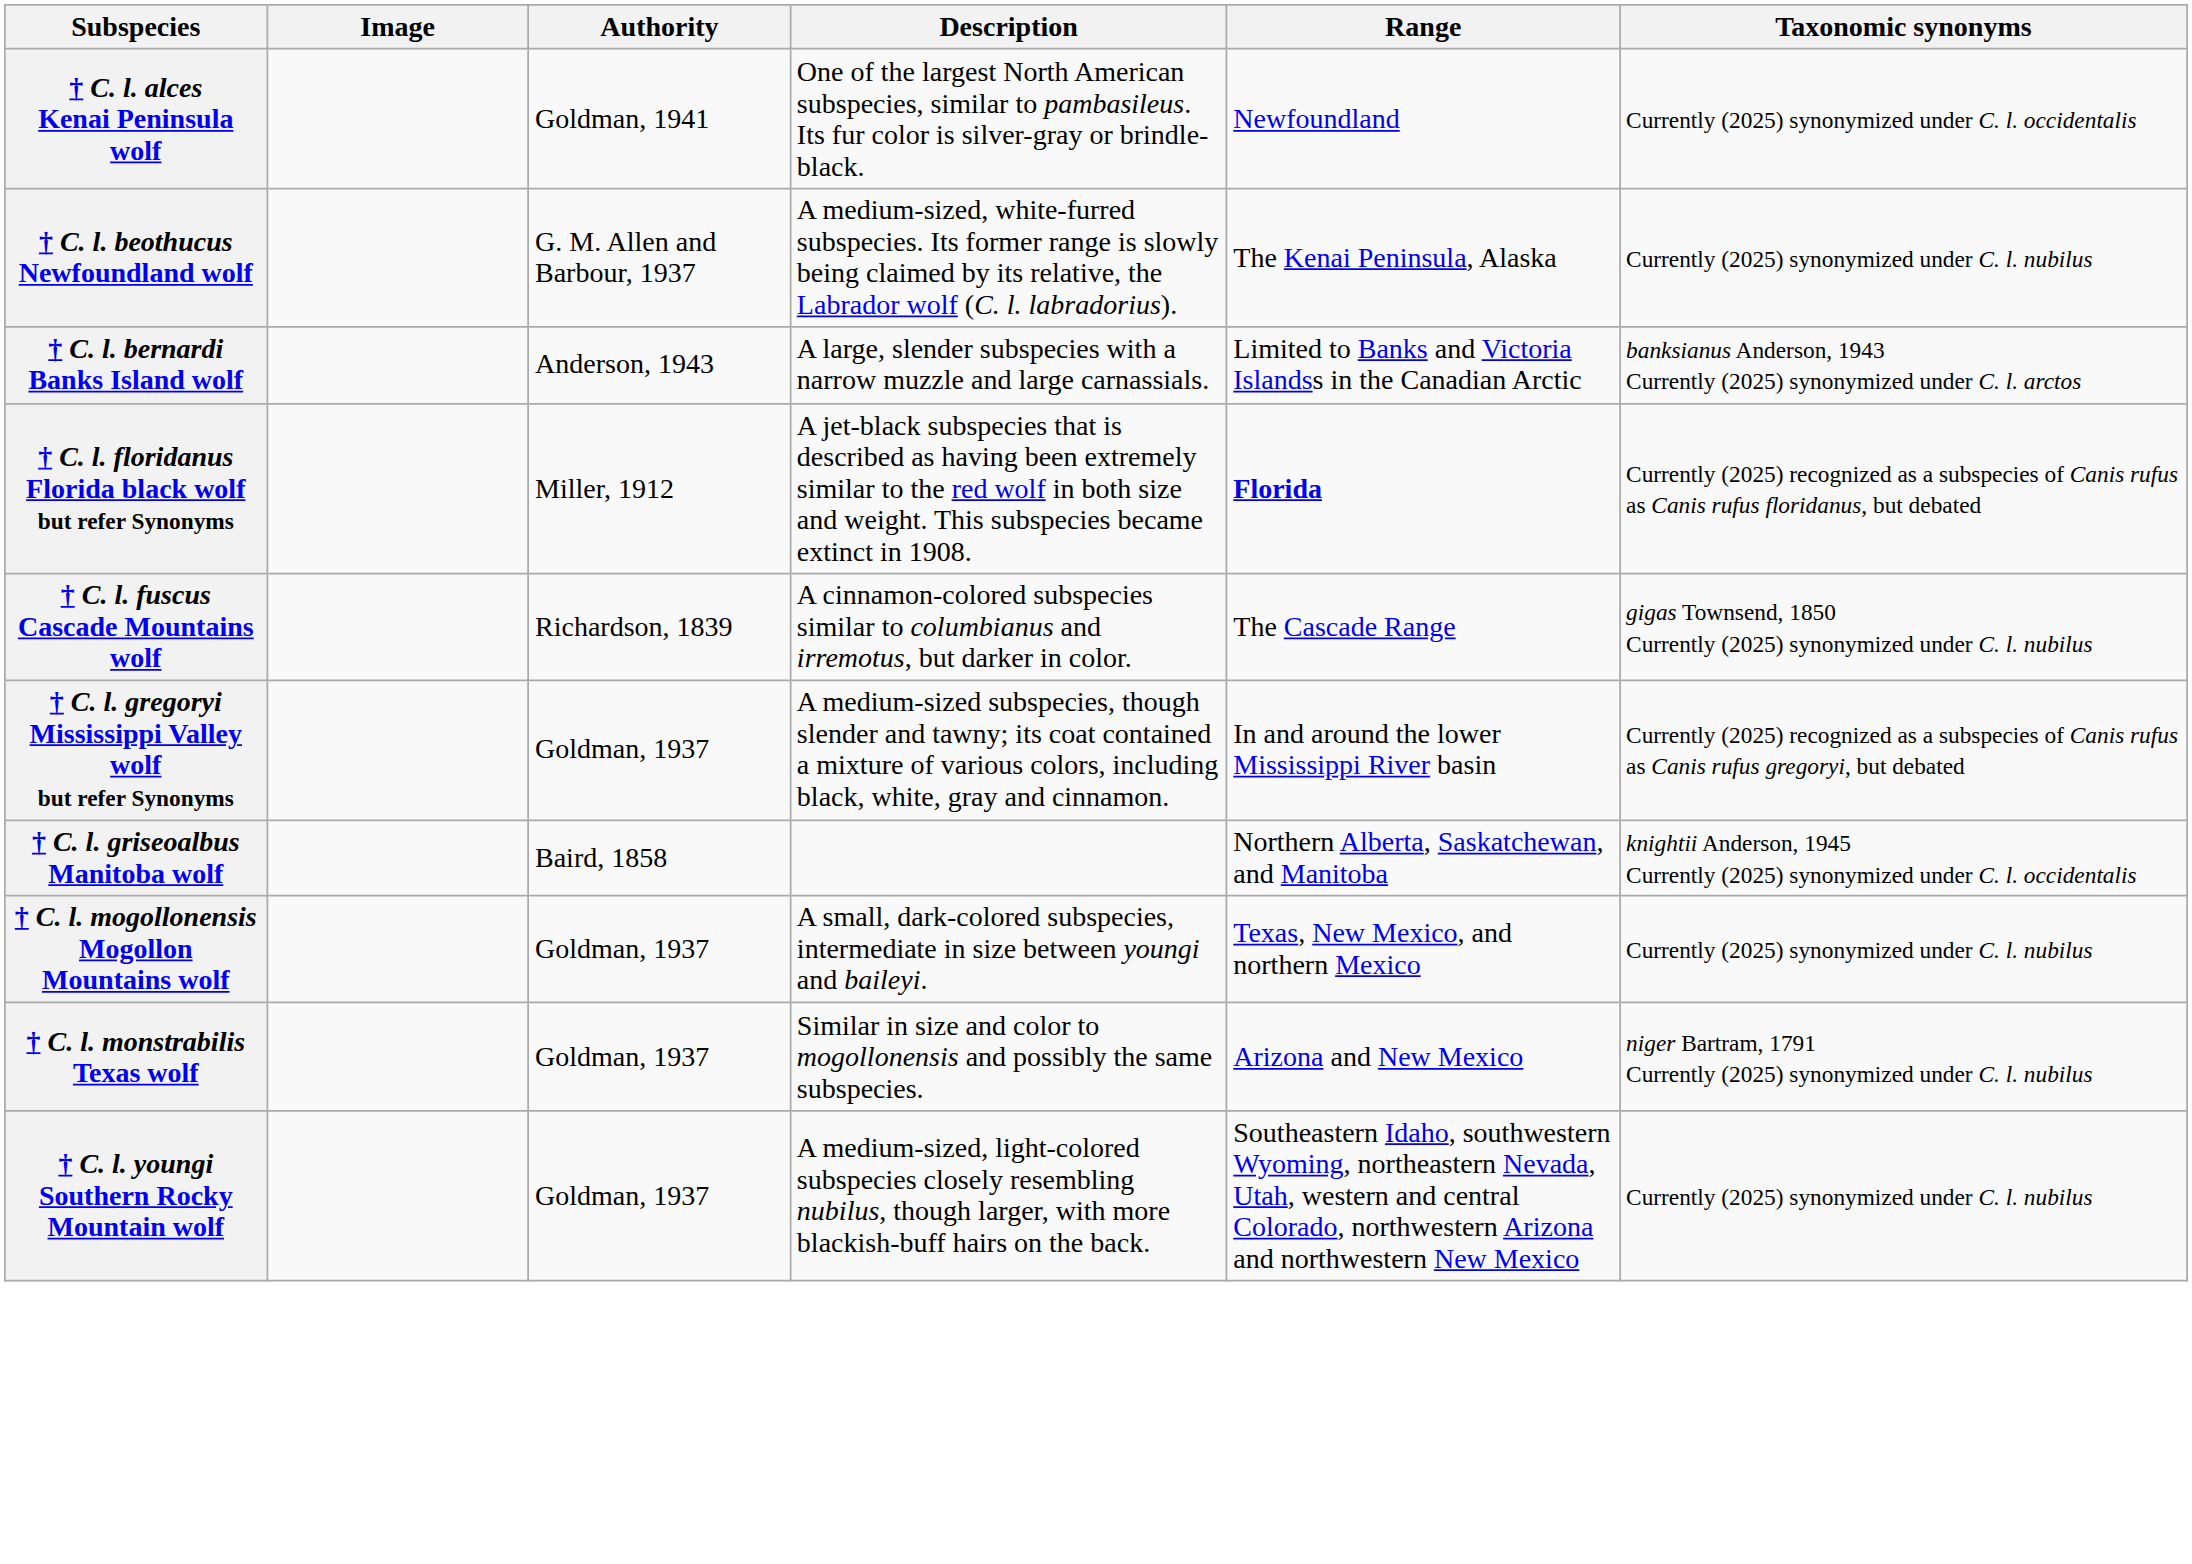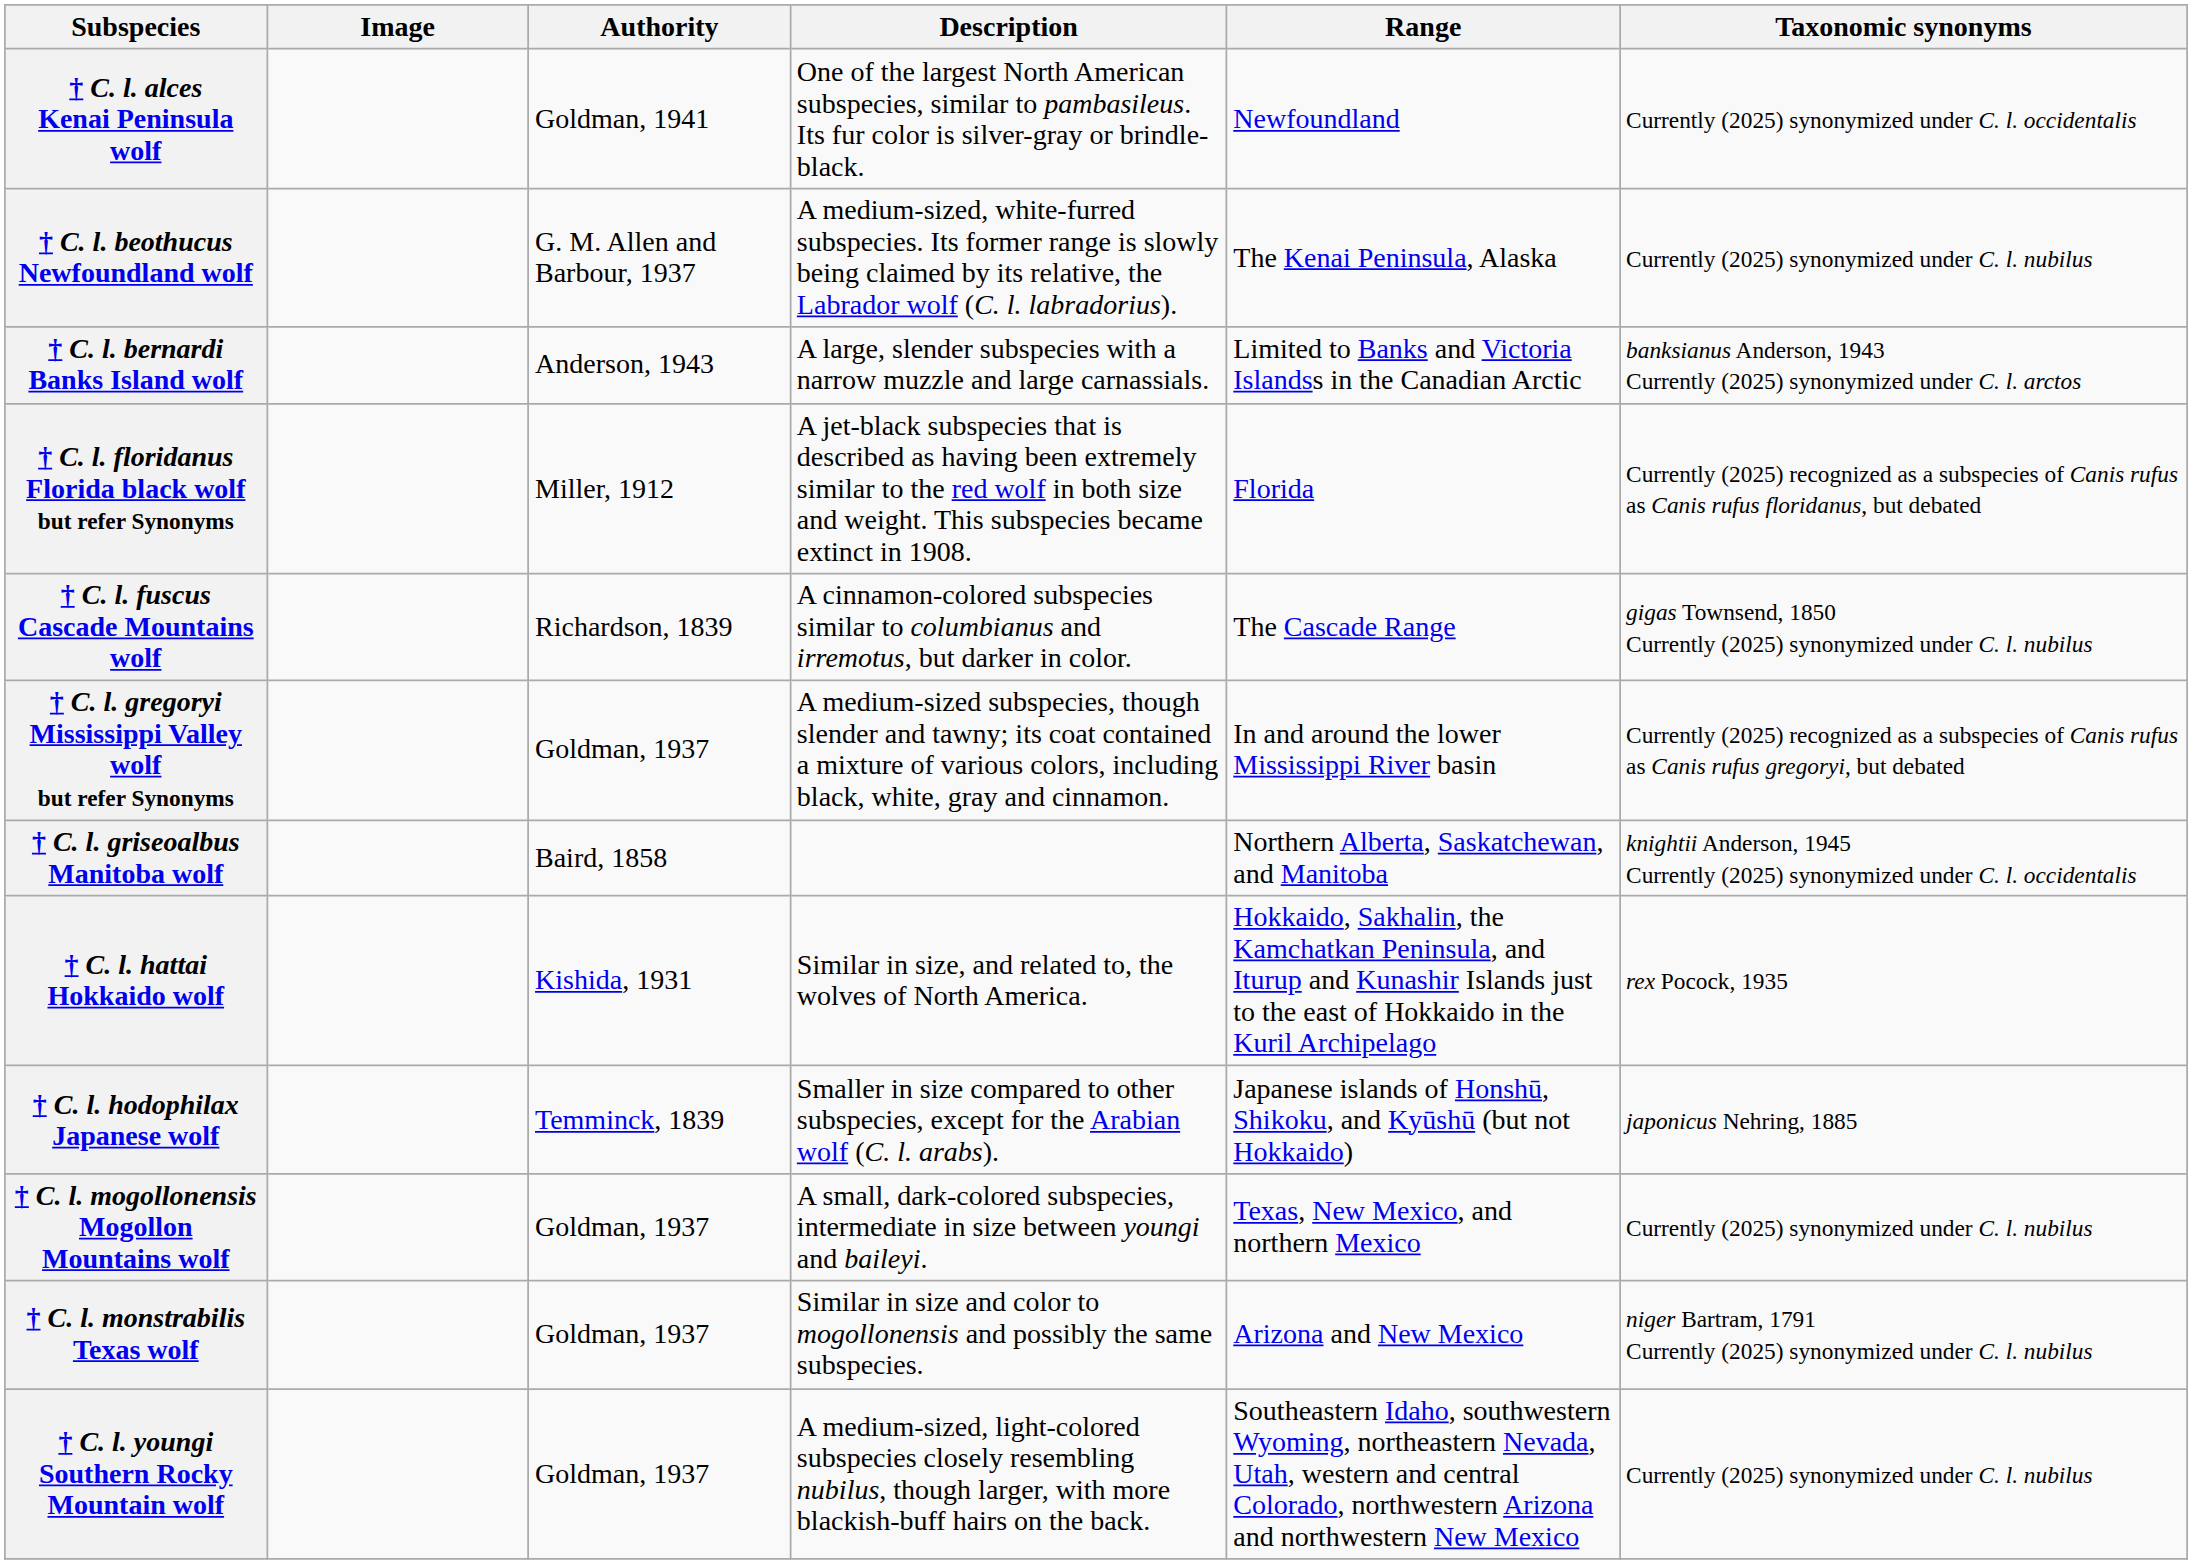(1278, 487) bold -> (1274, 487) normal
+ row: (136, 980)
+ row: (136, 1119)
